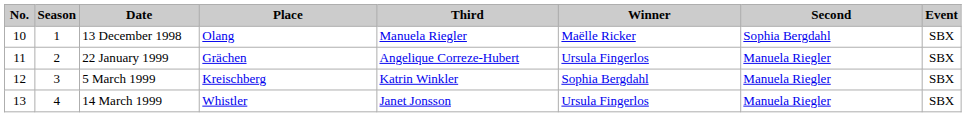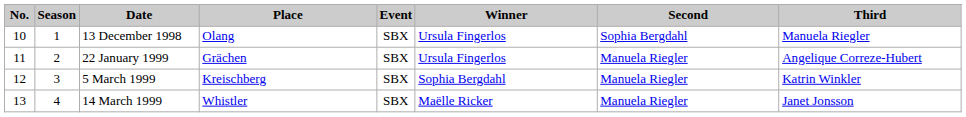columns swapped: (942, 14) <-> (467, 14)
(599, 36) Maëlle Ricker -> (462, 36) Ursula Fingerlos
(605, 100) Ursula Fingerlos -> (455, 100) Maëlle Ricker
